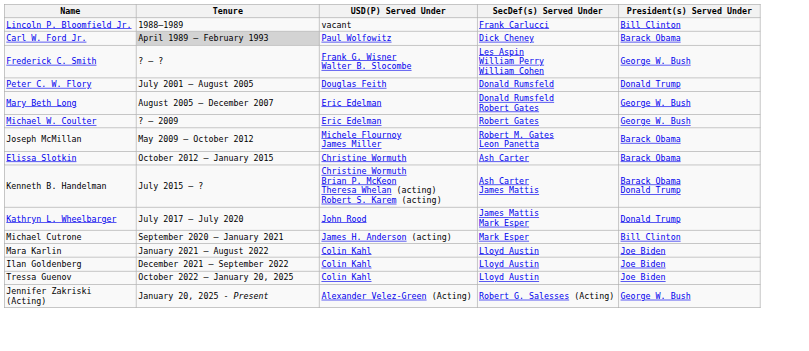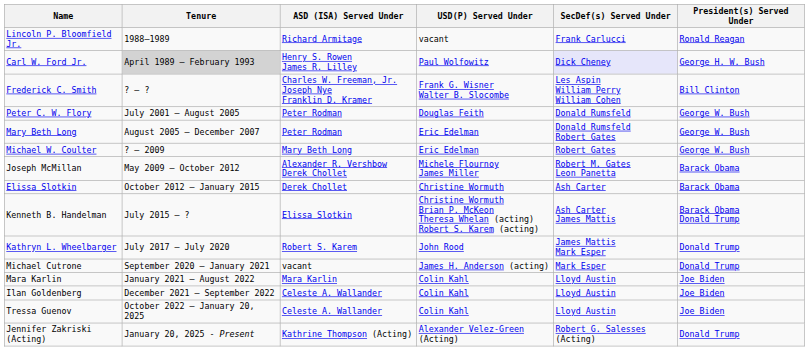+ column: (348, 16)
(651, 25) Bill Clinton -> (712, 39) Ronald Reagan
(507, 38) no background -> (583, 62) lavender background
(651, 38) Barack Obama -> (722, 62) George H. W. Bush
(656, 61) George W. Bush -> (710, 90) Bill Clinton
(651, 85) Donald Trump -> (715, 113) George W. Bush
(651, 237) Bill Clinton -> (710, 266) Donald Trump
(656, 296) George W. Bush -> (710, 334) Donald Trump
